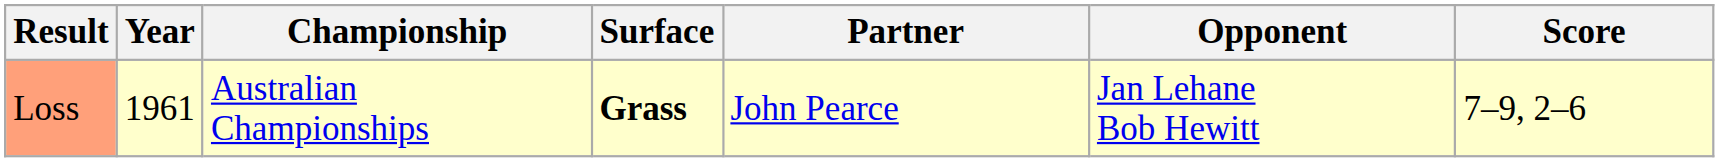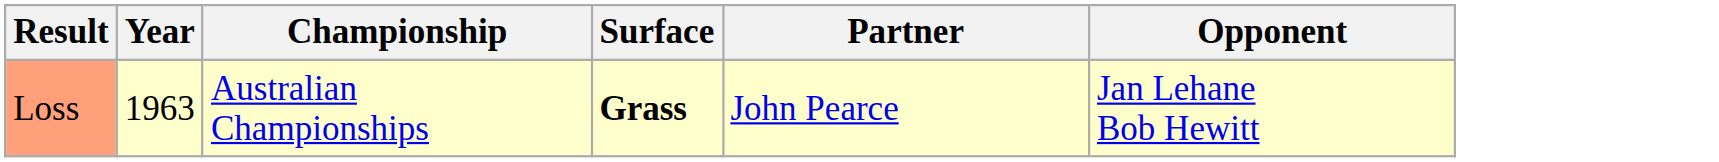- column: (1584, 32)
(160, 107) 1961 -> (160, 107) 1963
